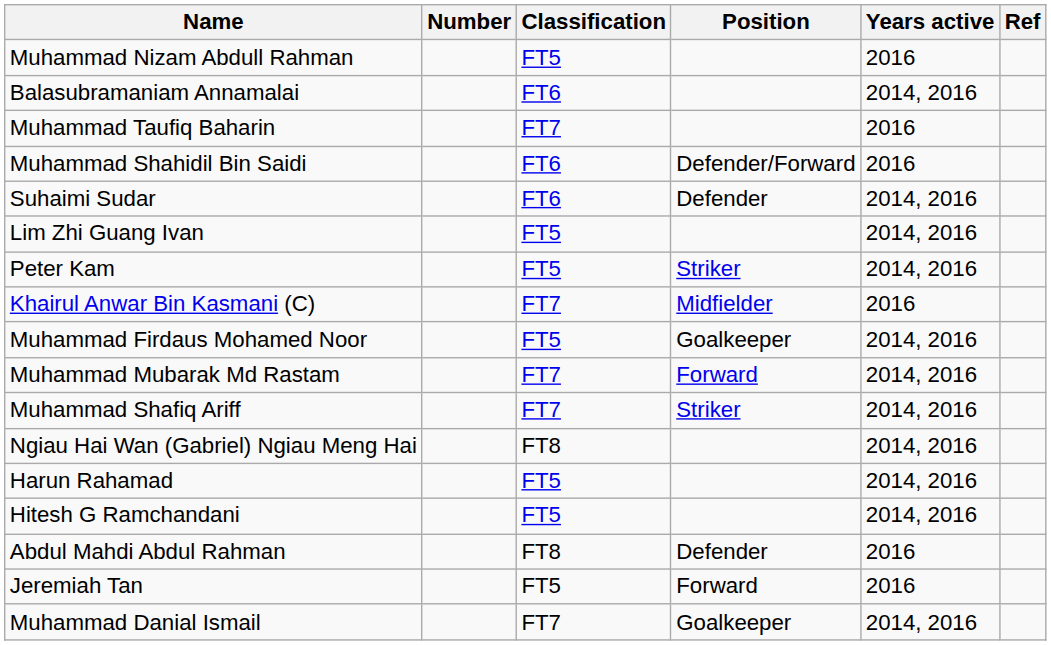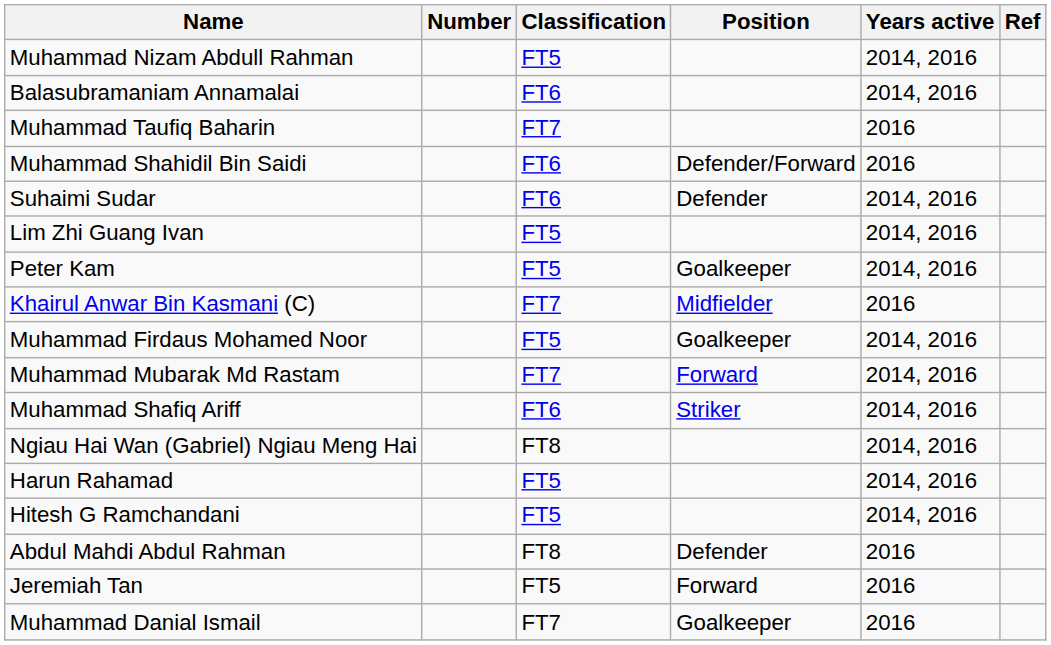(891, 57) 2016 -> (921, 57) 2014, 2016
(708, 269) Striker -> (734, 269) Goalkeeper
(541, 410) FT7 -> (541, 410) FT6
(921, 621) 2014, 2016 -> (891, 621) 2016
